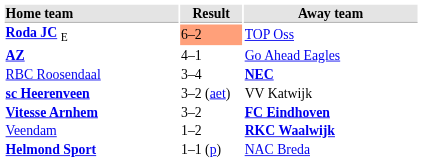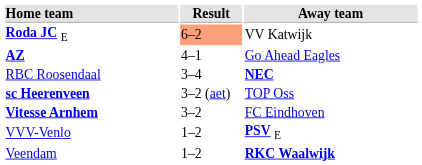(269, 34) TOP Oss -> (278, 34) VV Katwijk
(278, 93) VV Katwijk -> (269, 93) TOP Oss
(287, 112) bold -> (285, 112) normal
+ row: (38, 133)
- row: (51, 150)
